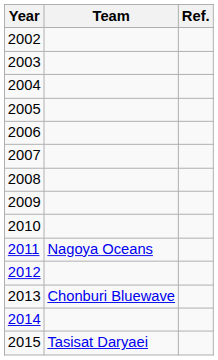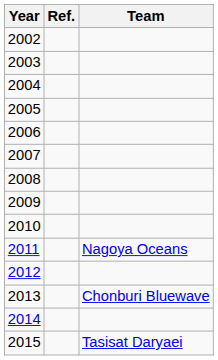columns swapped: (111, 16) <-> (196, 16)
